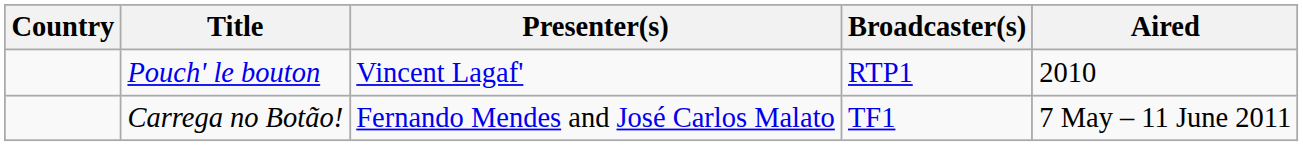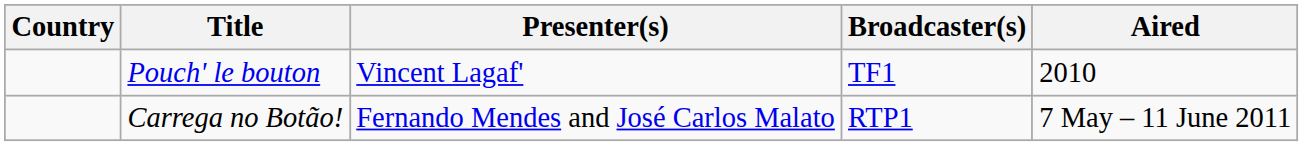(880, 72) RTP1 -> (872, 72) TF1
(872, 117) TF1 -> (880, 117) RTP1
